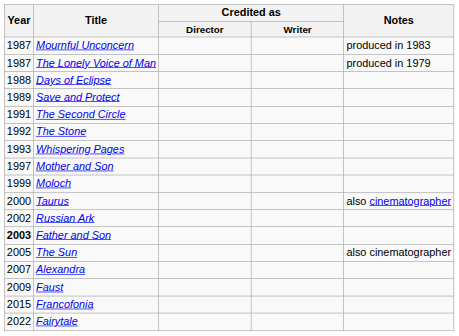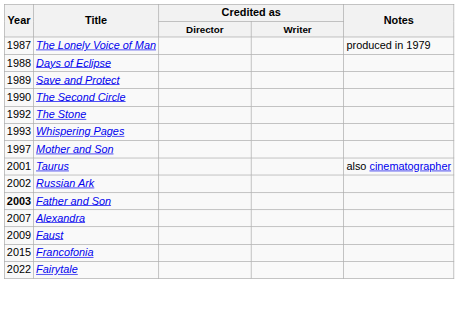- row: (85, 45)
(19, 114) 1991 -> (19, 97) 1990
- row: (54, 183)
(19, 201) 2000 -> (19, 166) 2001
- row: (57, 252)
